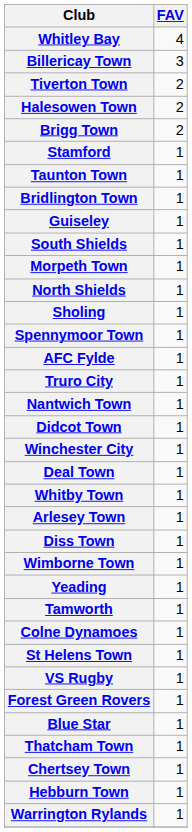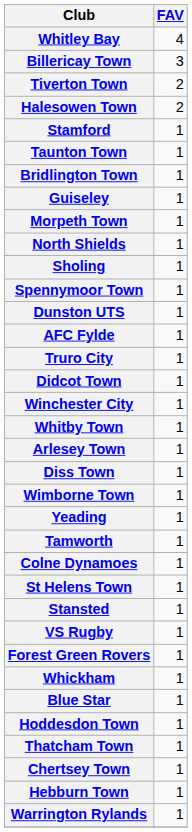- row: (79, 130)
- row: (79, 244)
+ row: (79, 312)
- row: (79, 404)
- row: (79, 472)
+ row: (79, 609)
+ row: (79, 678)
+ row: (79, 723)
